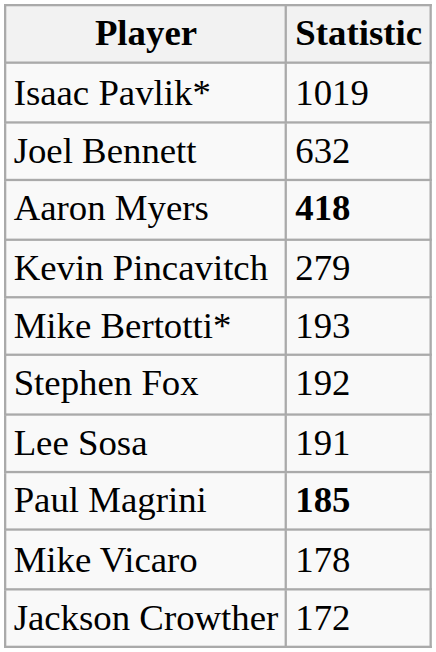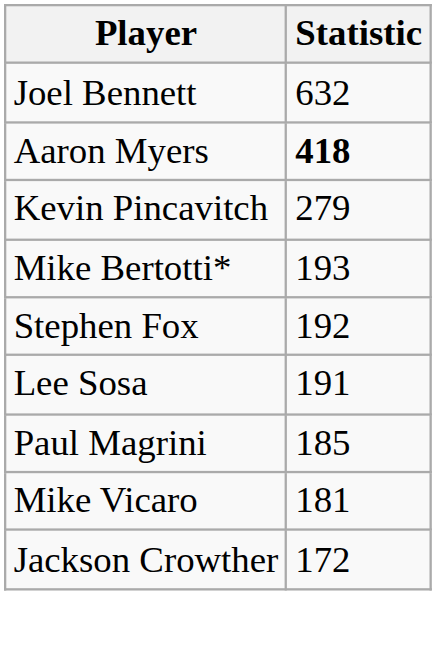- row: (112, 92)
(323, 500) bold -> (323, 442) normal
(323, 558) 178 -> (323, 500) 181
